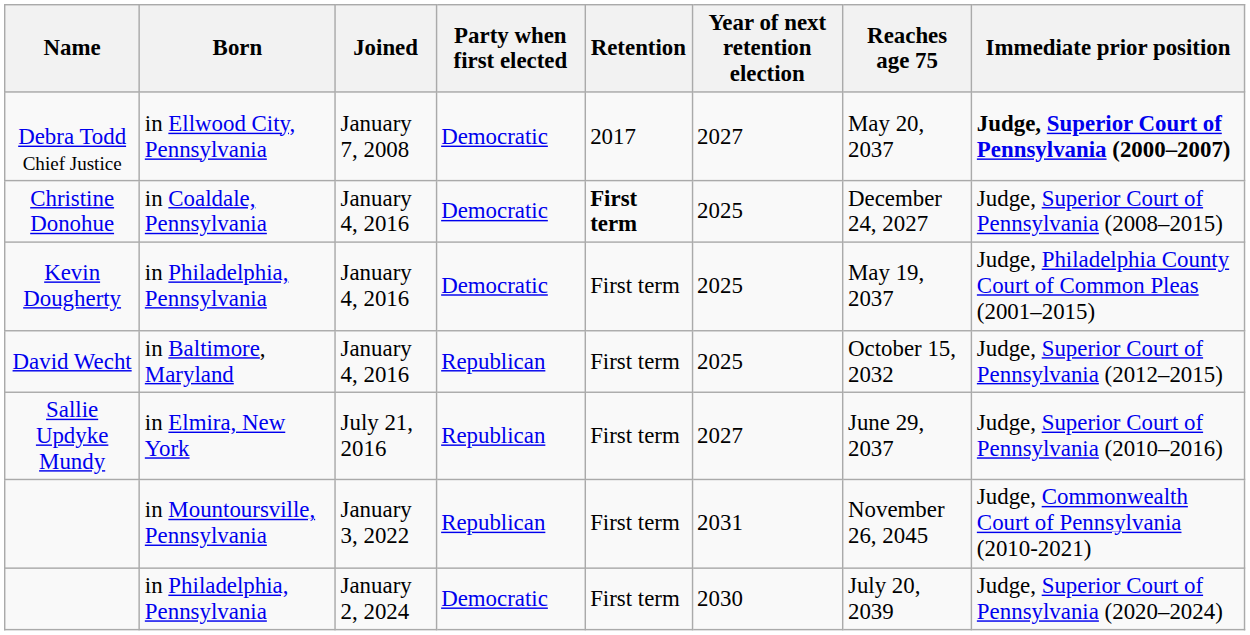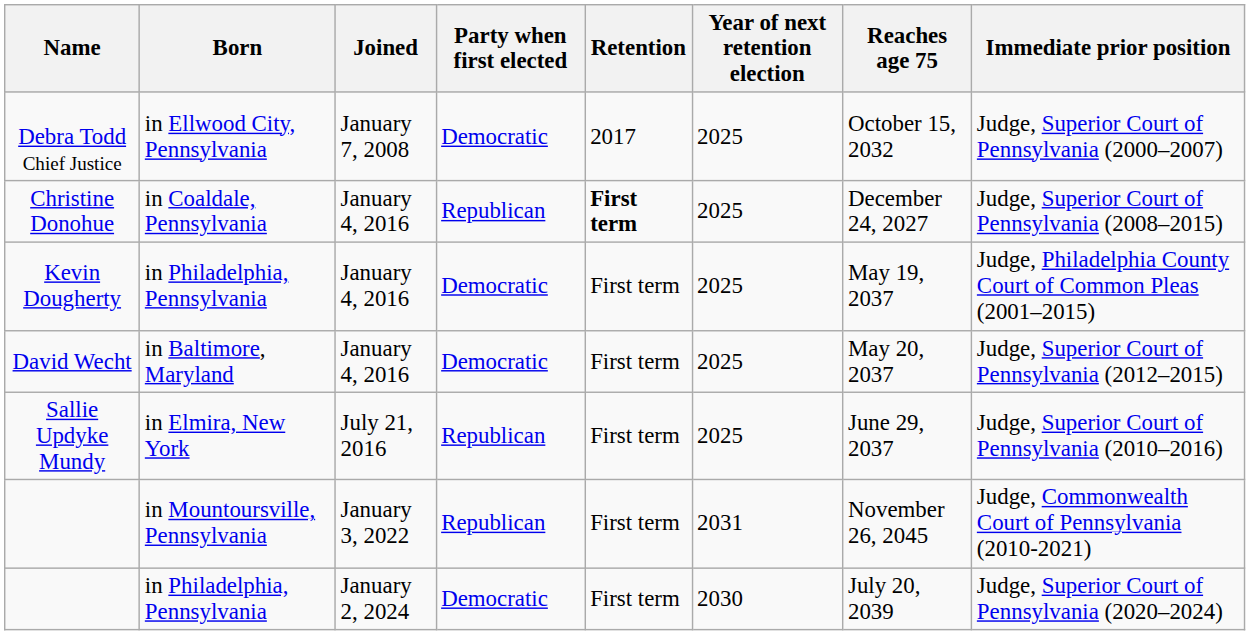(720, 136) 2027 -> (720, 136) 2025
(886, 136) May 20, 2037 -> (902, 136) October 15, 2032
(1104, 136) bold -> (1100, 136) normal
(494, 211) Democratic -> (493, 211) Republican
(493, 360) Republican -> (494, 360) Democratic
(902, 360) October 15, 2032 -> (886, 360) May 20, 2037
(720, 435) 2027 -> (720, 435) 2025
